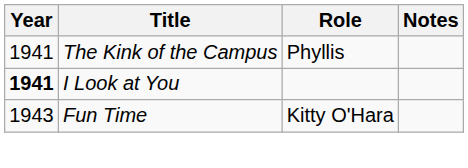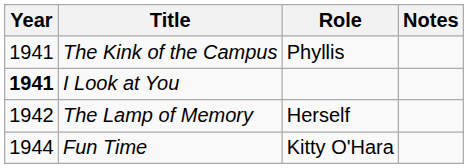+ row: (158, 115)
(31, 115) 1943 -> (31, 147) 1944
